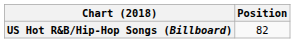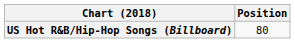(262, 30) 82 -> (262, 30) 80
